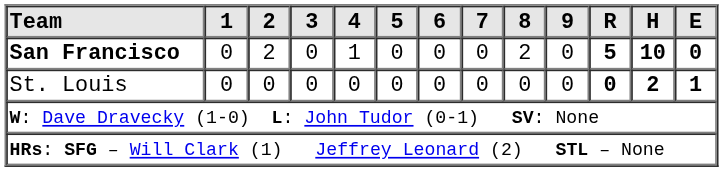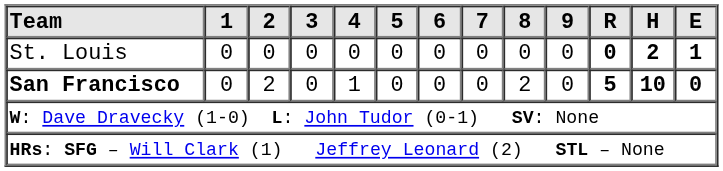rows swapped: (95, 54) <-> (69, 85)
